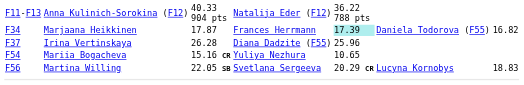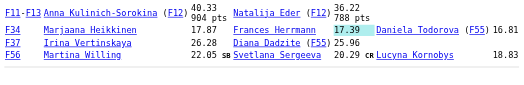(506, 30) 16.82 -> (506, 30) 16.81
- row: (13, 55)
